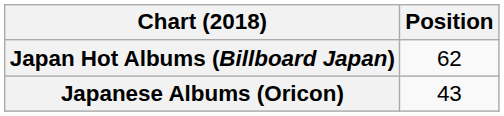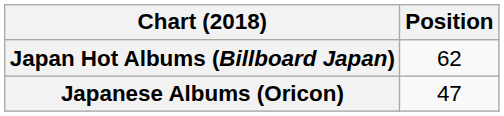(449, 93) 43 -> (449, 93) 47
